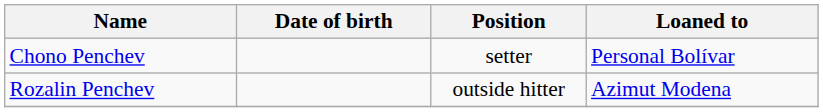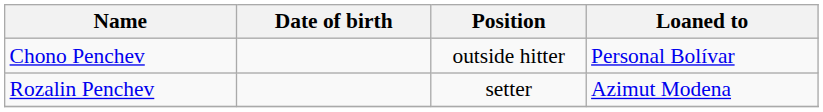(509, 55) setter -> (509, 55) outside hitter
(509, 89) outside hitter -> (509, 89) setter
